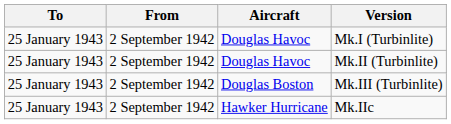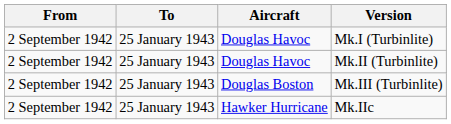columns swapped: (162, 15) <-> (55, 15)
